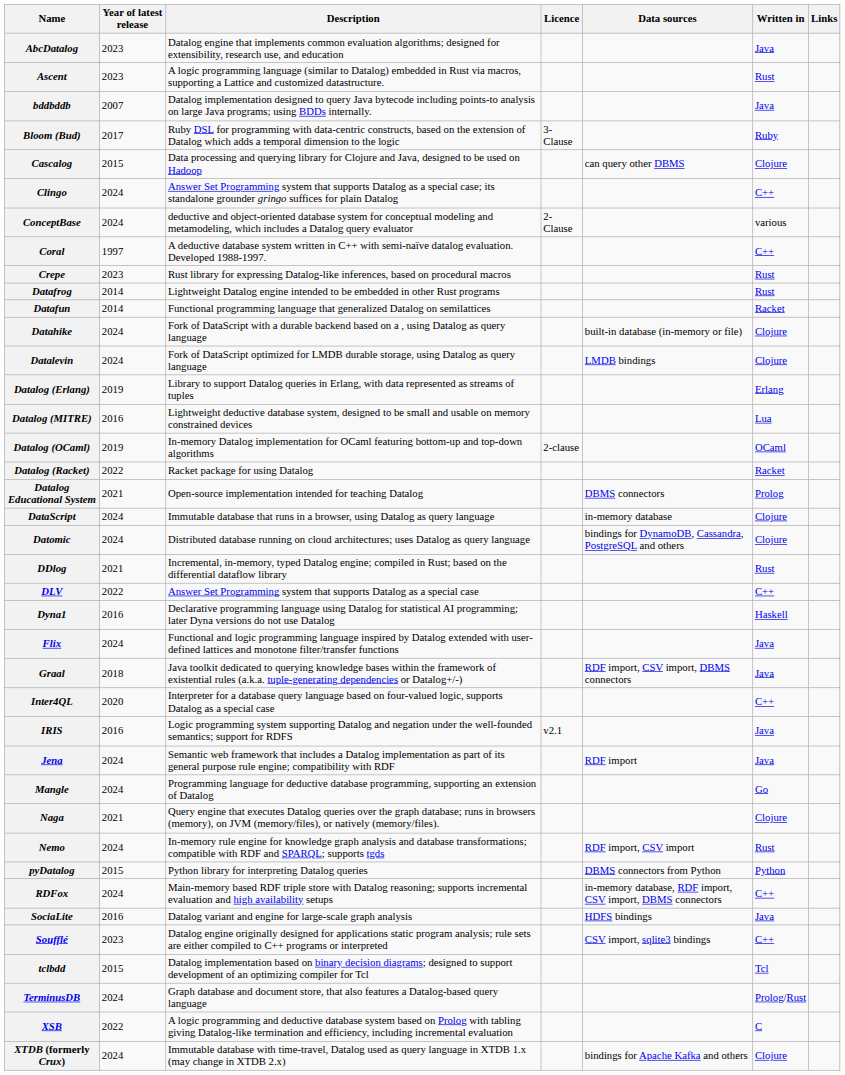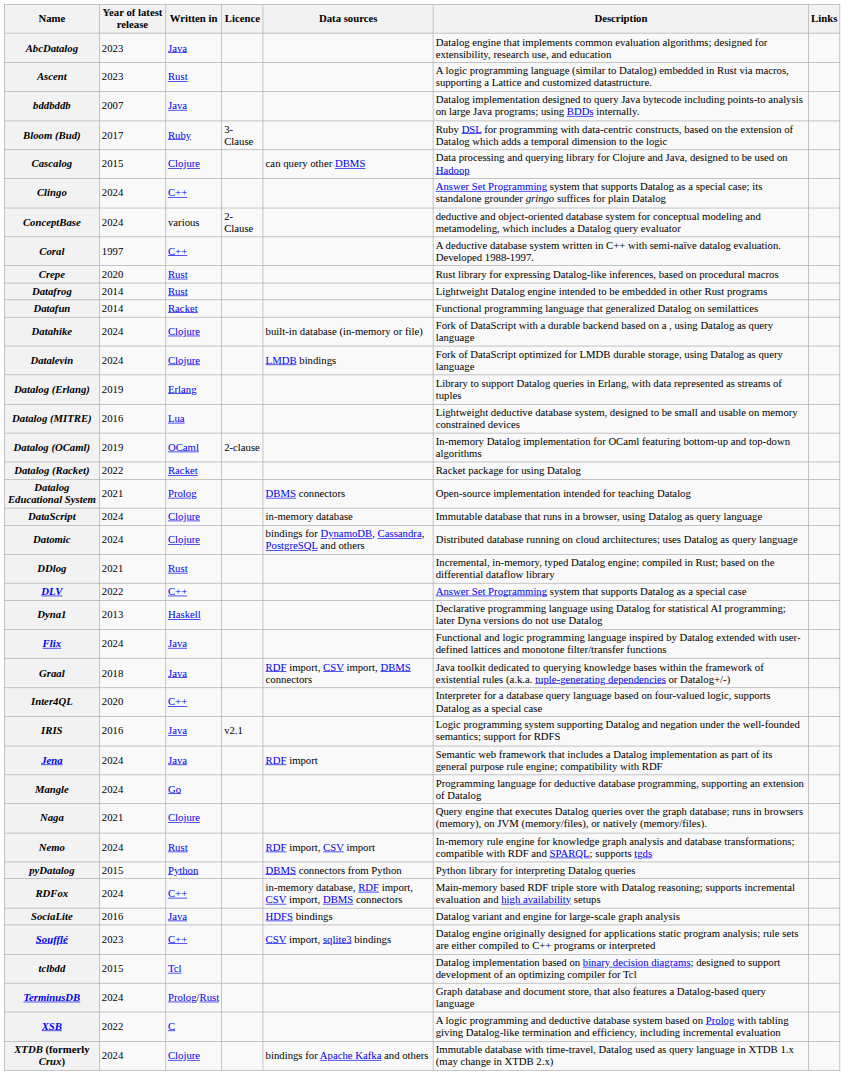columns swapped: (781, 19) <-> (353, 19)
(113, 274) 2023 -> (113, 274) 2020
(113, 615) 2016 -> (113, 615) 2013
